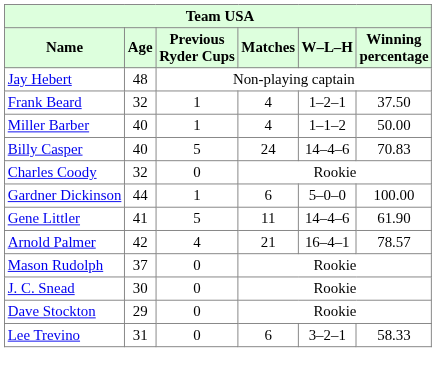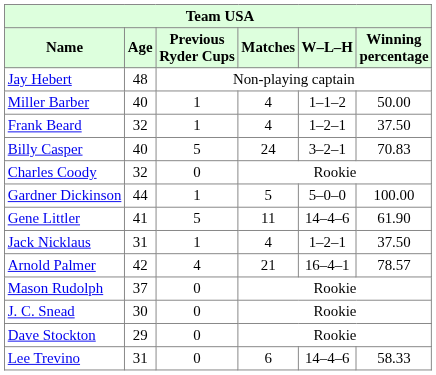rows swapped: (48, 125) <-> (45, 102)
(327, 149) 14–4–6 -> (327, 149) 3–2–1
(268, 195) 6 -> (268, 195) 5
+ row: (49, 242)
(327, 335) 3–2–1 -> (327, 358) 14–4–6
